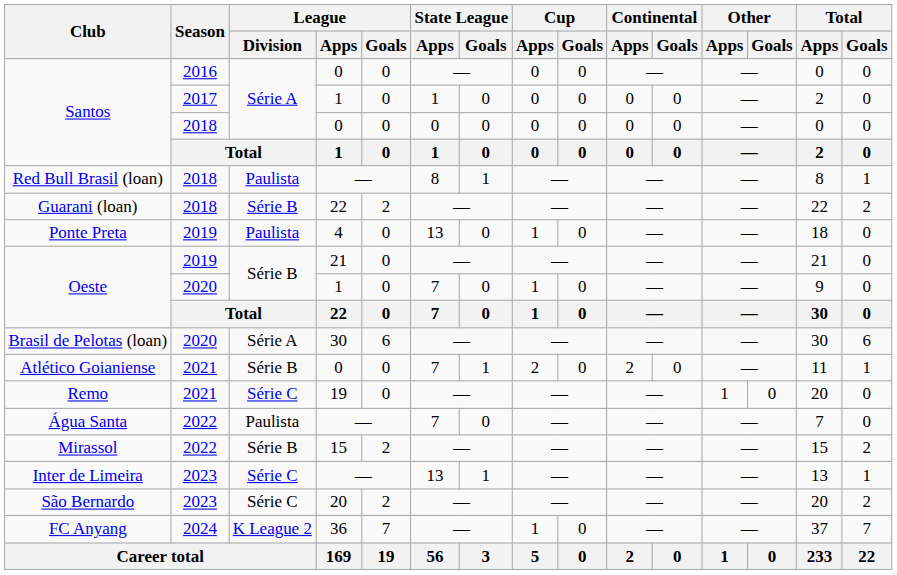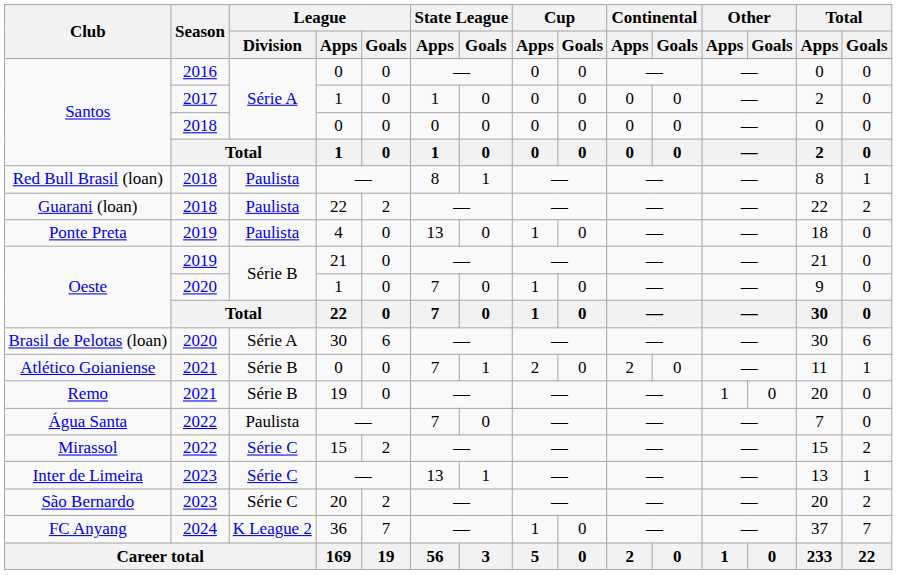(272, 206) Série B -> (272, 206) Paulista
(272, 394) Série C -> (272, 394) Série B
(272, 448) Série B -> (272, 448) Série C
